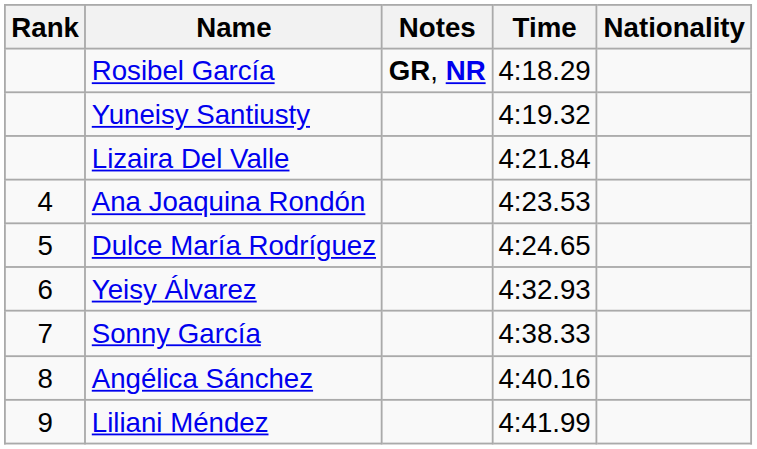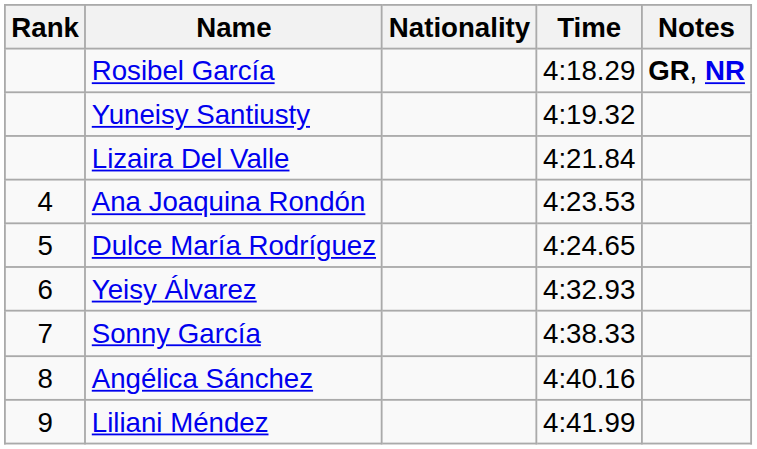columns swapped: (674, 27) <-> (437, 27)
